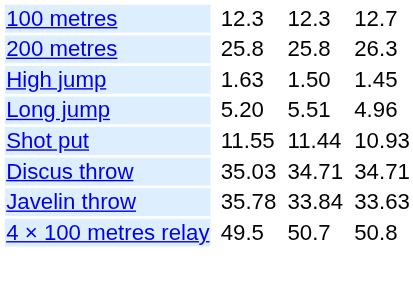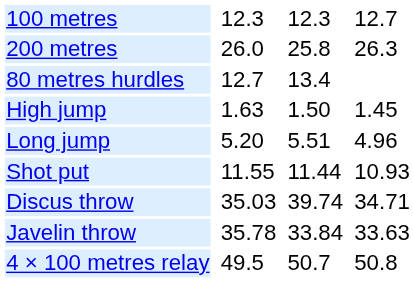(242, 49) 25.8 -> (242, 49) 26.0
+ row: (95, 79)
(315, 171) 34.71 -> (315, 201) 39.74
